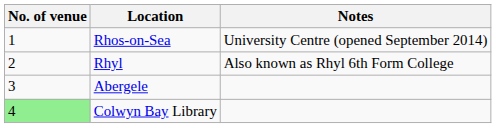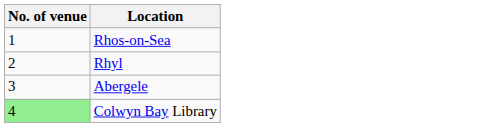- column: (356, 16)
